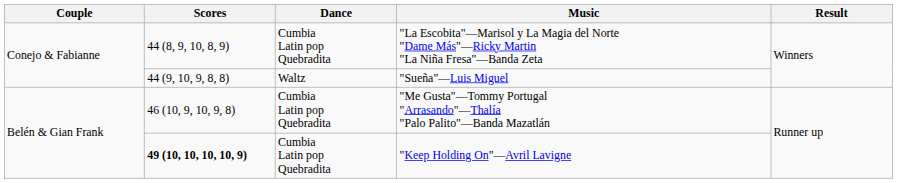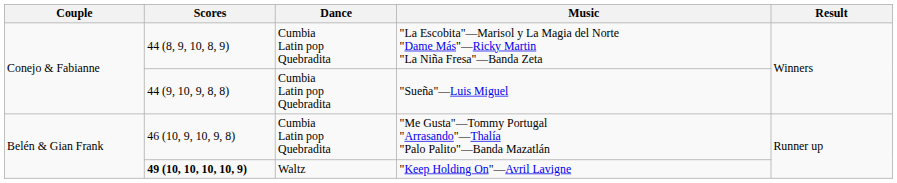(292, 78) Waltz -> (304, 91) Cumbia Latin pop Quebradita
(304, 155) Cumbia Latin pop Quebradita -> (292, 168) Waltz
